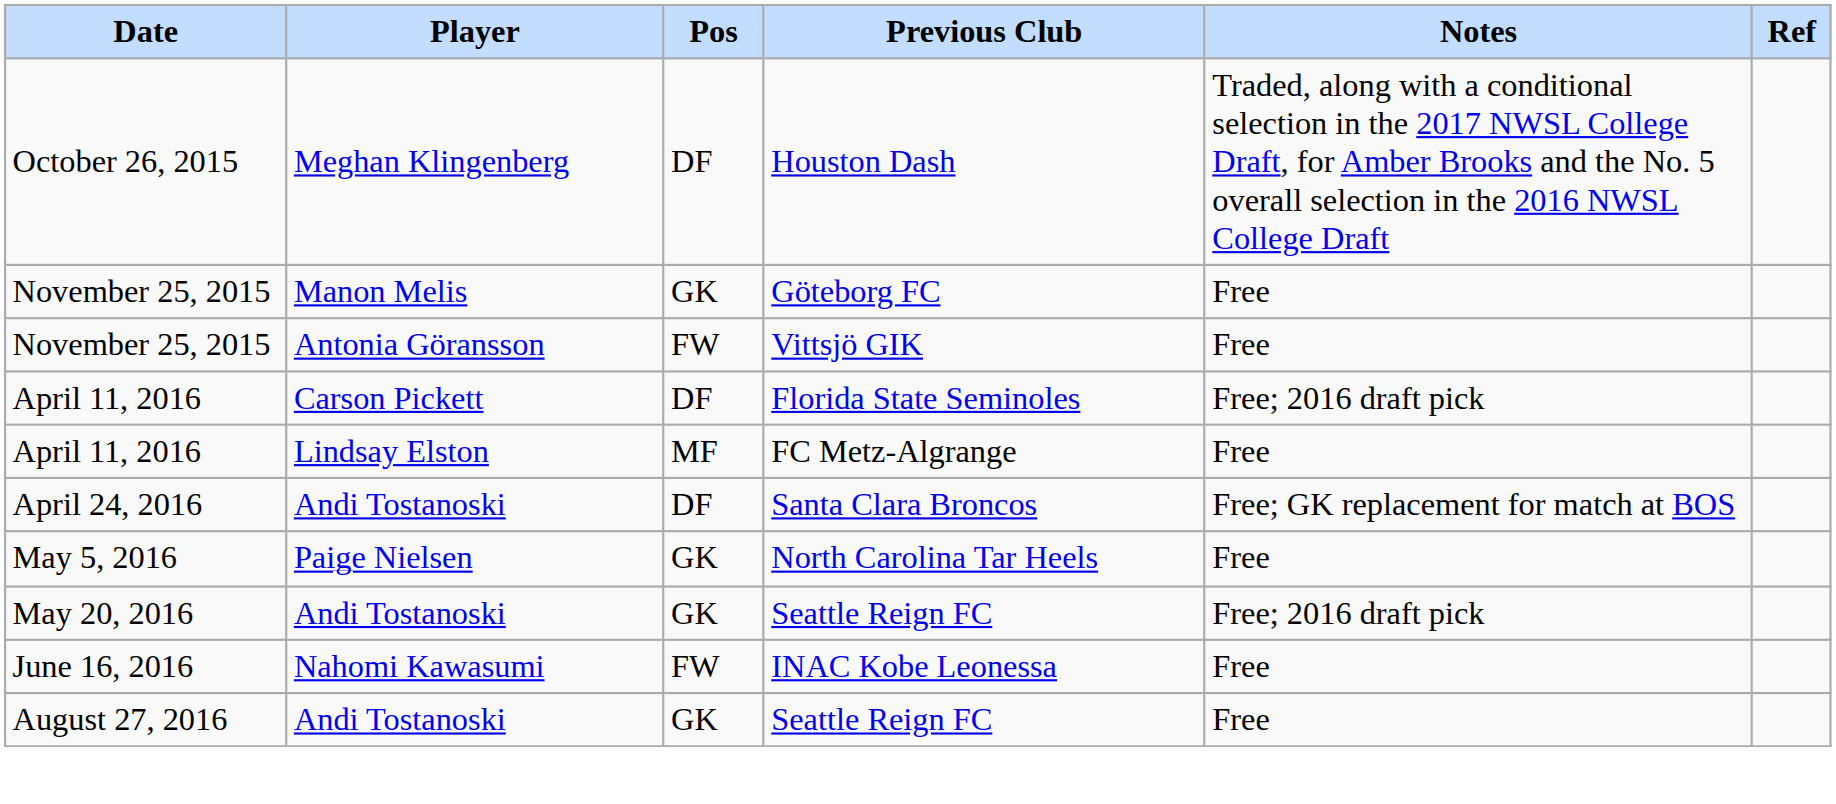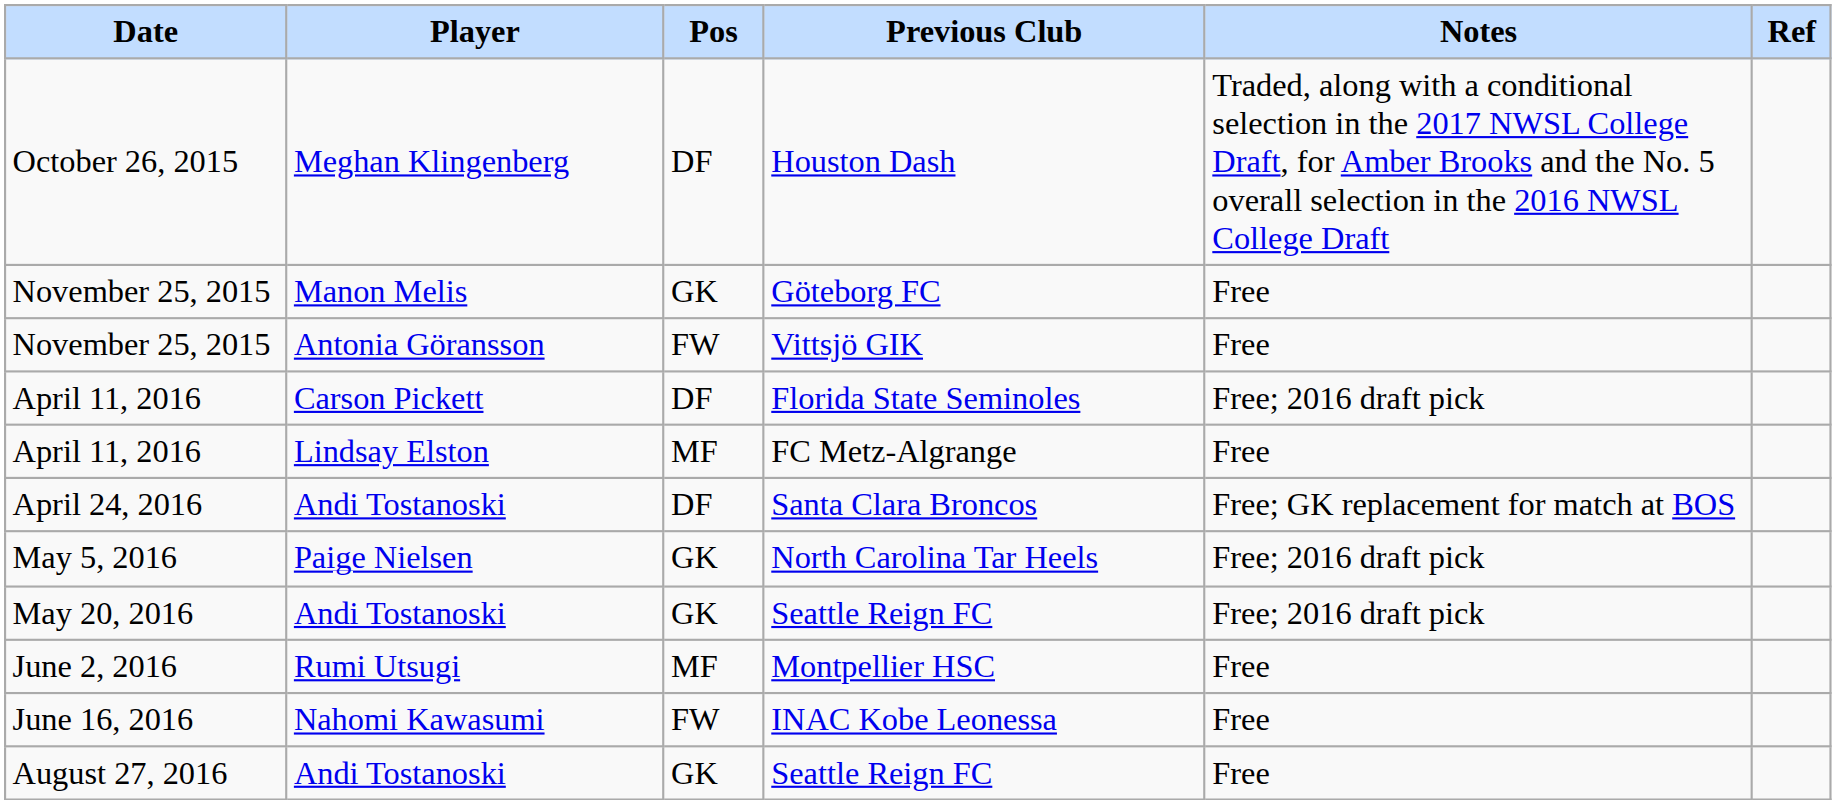(1241, 558) Free -> (1348, 558) Free; 2016 draft pick
+ row: (95, 665)
